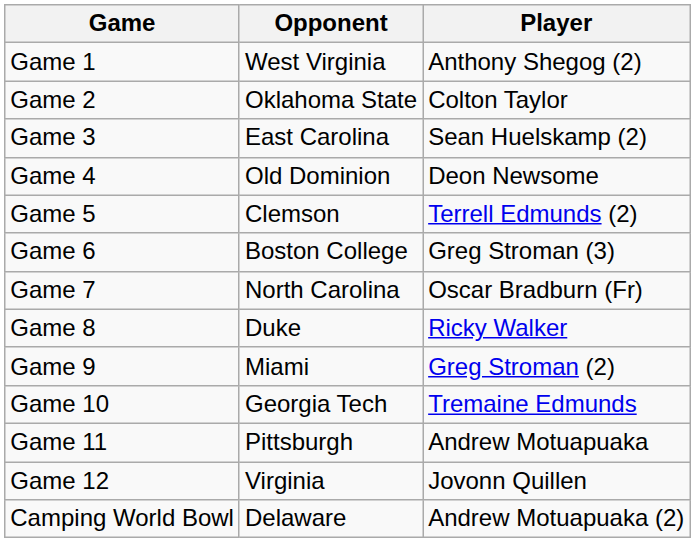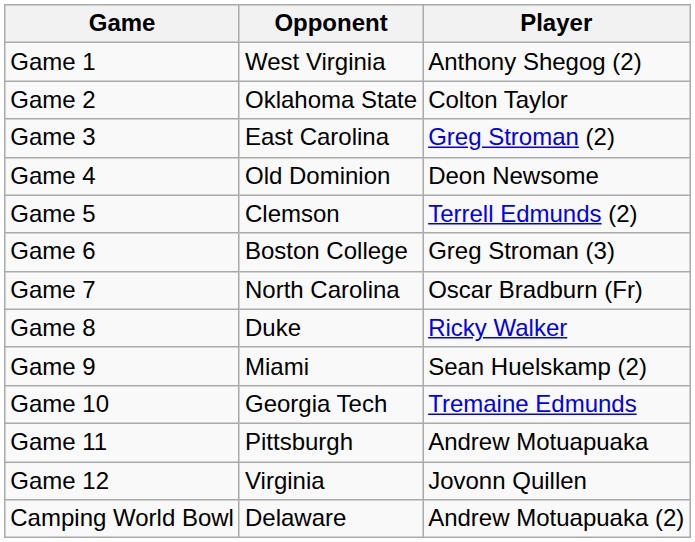(538, 137) Sean Huelskamp (2) -> (522, 137) Greg Stroman (2)
(522, 366) Greg Stroman (2) -> (538, 366) Sean Huelskamp (2)
